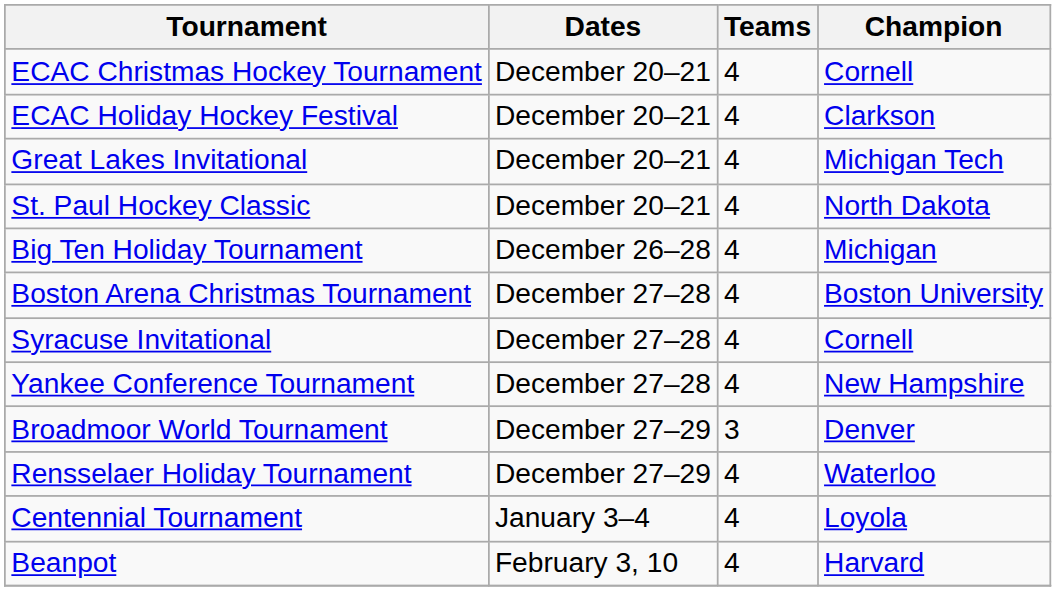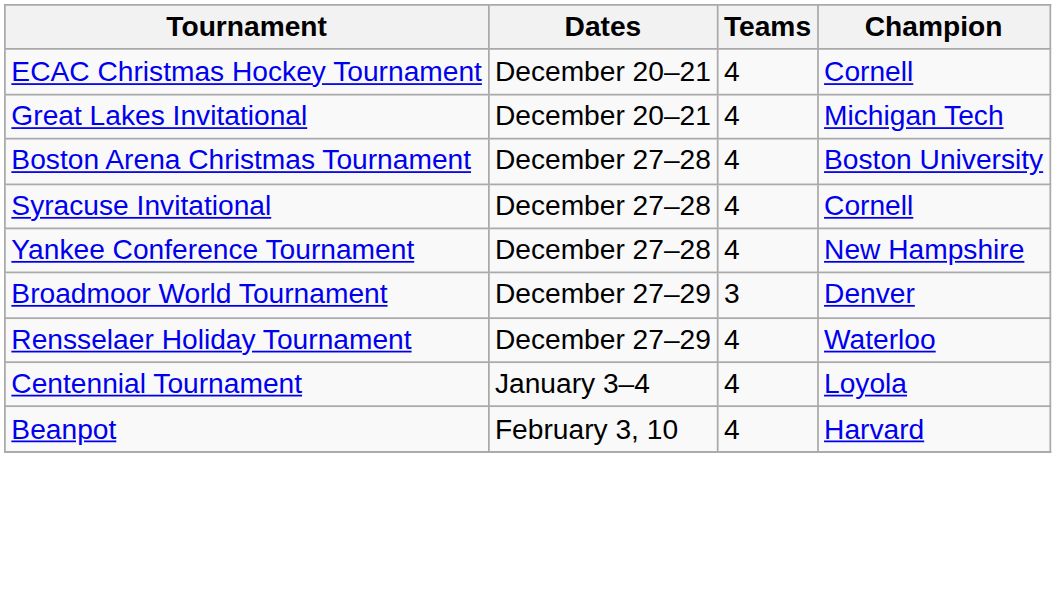- row: (205, 116)
- row: (161, 205)
- row: (187, 250)
